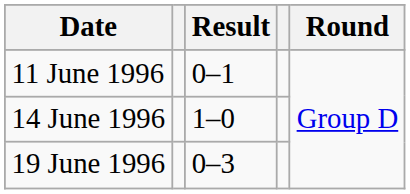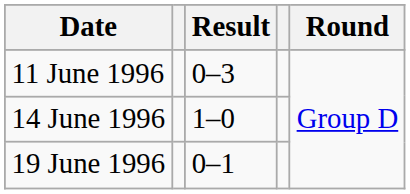(213, 73) 0–1 -> (213, 73) 0–3
(213, 164) 0–3 -> (213, 164) 0–1
